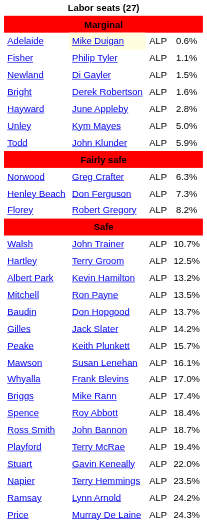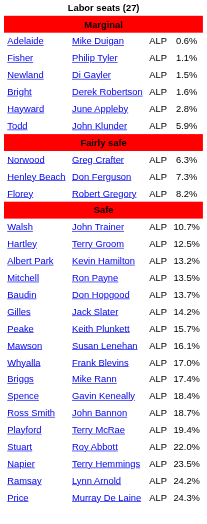(98, 41) lightyellow background -> (98, 41) no background
- row: (19, 125)
(95, 413) Roy Abbott -> (103, 396) Gavin Keneally
(103, 463) Gavin Keneally -> (95, 447) Roy Abbott
